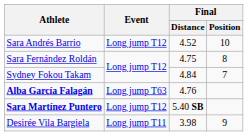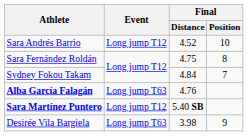(136, 123) Long jump T11 -> (136, 123) Long jump T63
